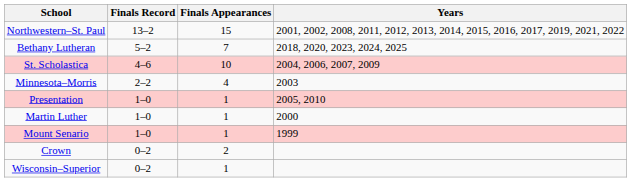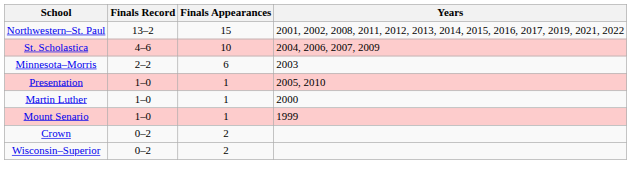- row: (56, 47)
(226, 82) 4 -> (226, 64) 6
(226, 168) 1 -> (226, 151) 2
